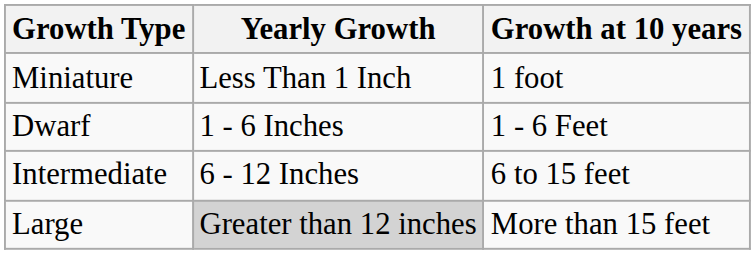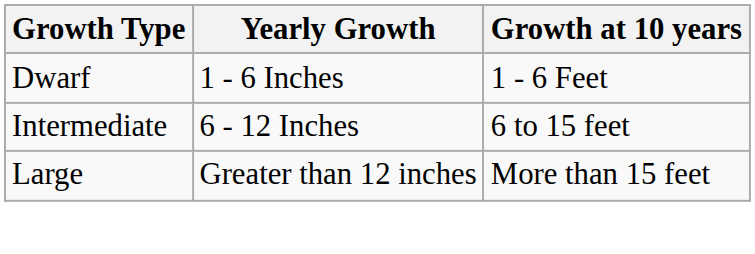- row: (73, 77)
(338, 223) lightgrey background -> (338, 175) no background
